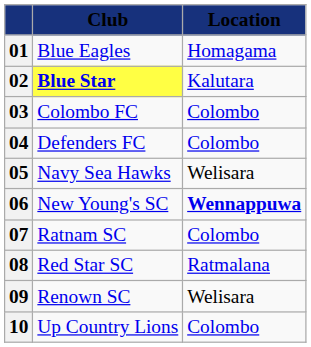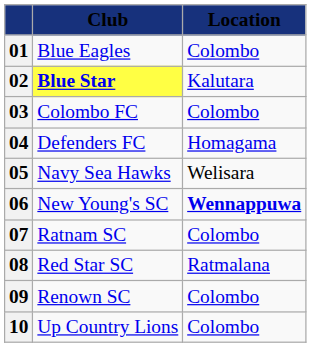(232, 50) Homagama -> (223, 50) Colombo
(223, 142) Colombo -> (232, 142) Homagama
(221, 296) Welisara -> (223, 296) Colombo
